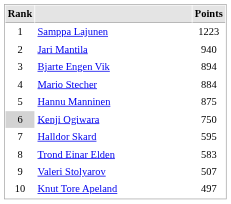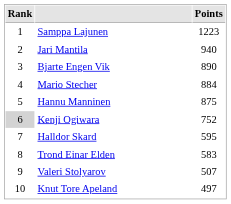(209, 67) 894 -> (209, 67) 890
(209, 119) 750 -> (209, 119) 752
